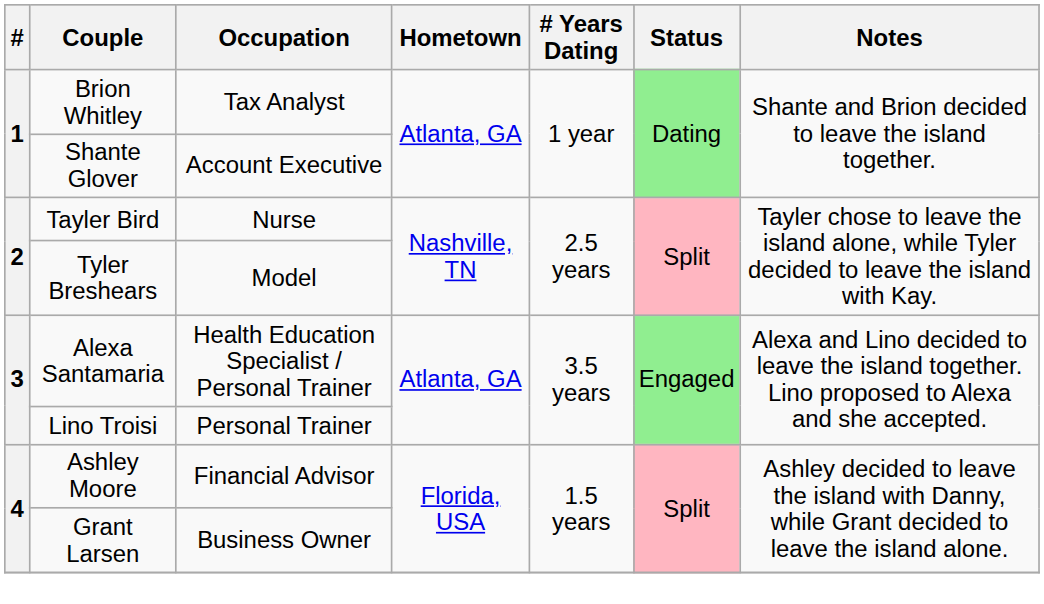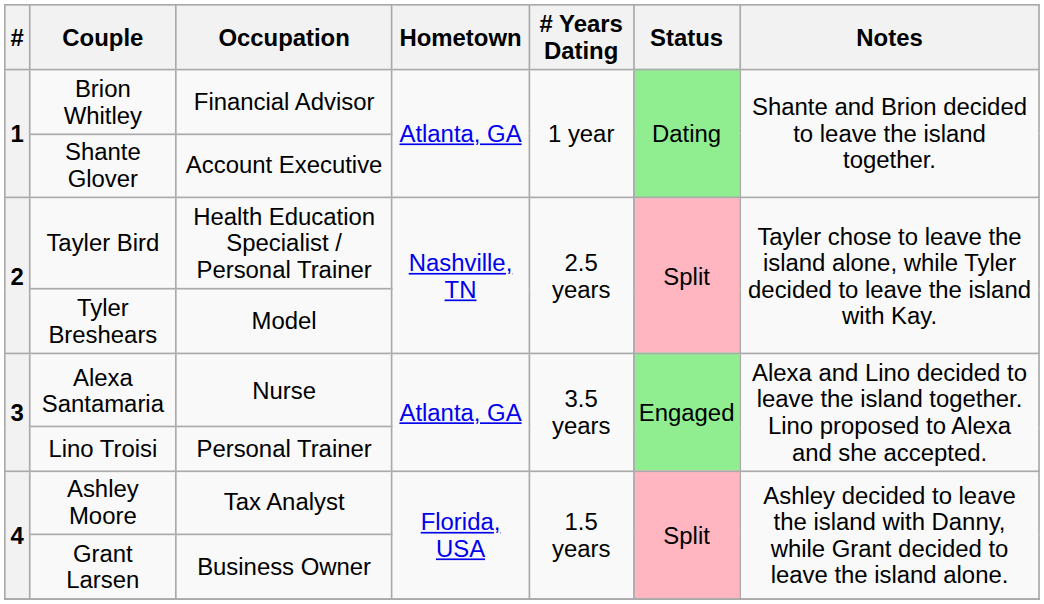(284, 102) Tax Analyst -> (284, 102) Financial Advisor
(284, 220) Nurse -> (284, 244) Health Education Specialist / Personal Trainer
(284, 361) Health Education Specialist / Personal Trainer -> (284, 390) Nurse
(284, 476) Financial Advisor -> (284, 503) Tax Analyst
